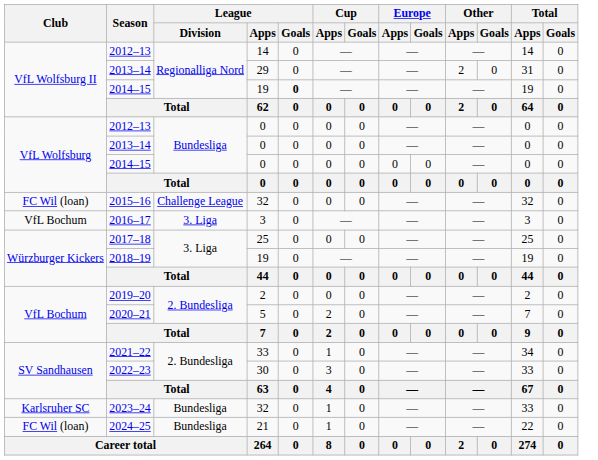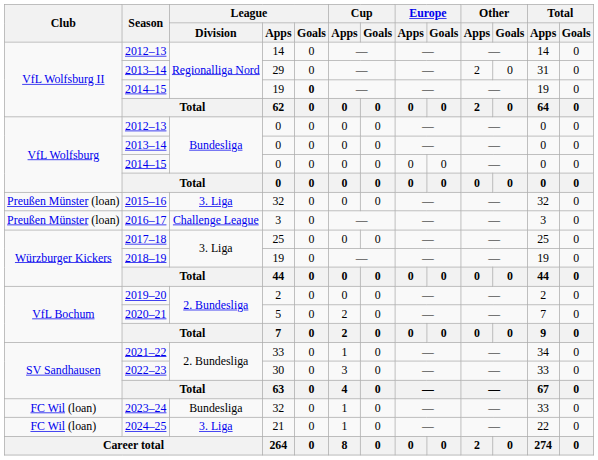(55, 201) FC Wil (loan) -> (63, 201) Preußen Münster (loan)
(200, 201) Challenge League -> (216, 201) 3. Liga
(55, 220) VfL Bochum -> (63, 220) Preußen Münster (loan)
(200, 220) 3. Liga -> (216, 220) Challenge League
(55, 408) Karlsruher SC -> (63, 408) FC Wil (loan)
(200, 426) Bundesliga -> (216, 426) 3. Liga
